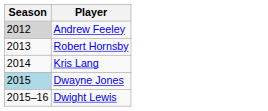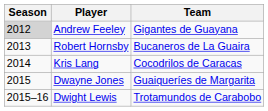+ column: (197, 13)
(19, 81) lightblue background -> (19, 81) no background
